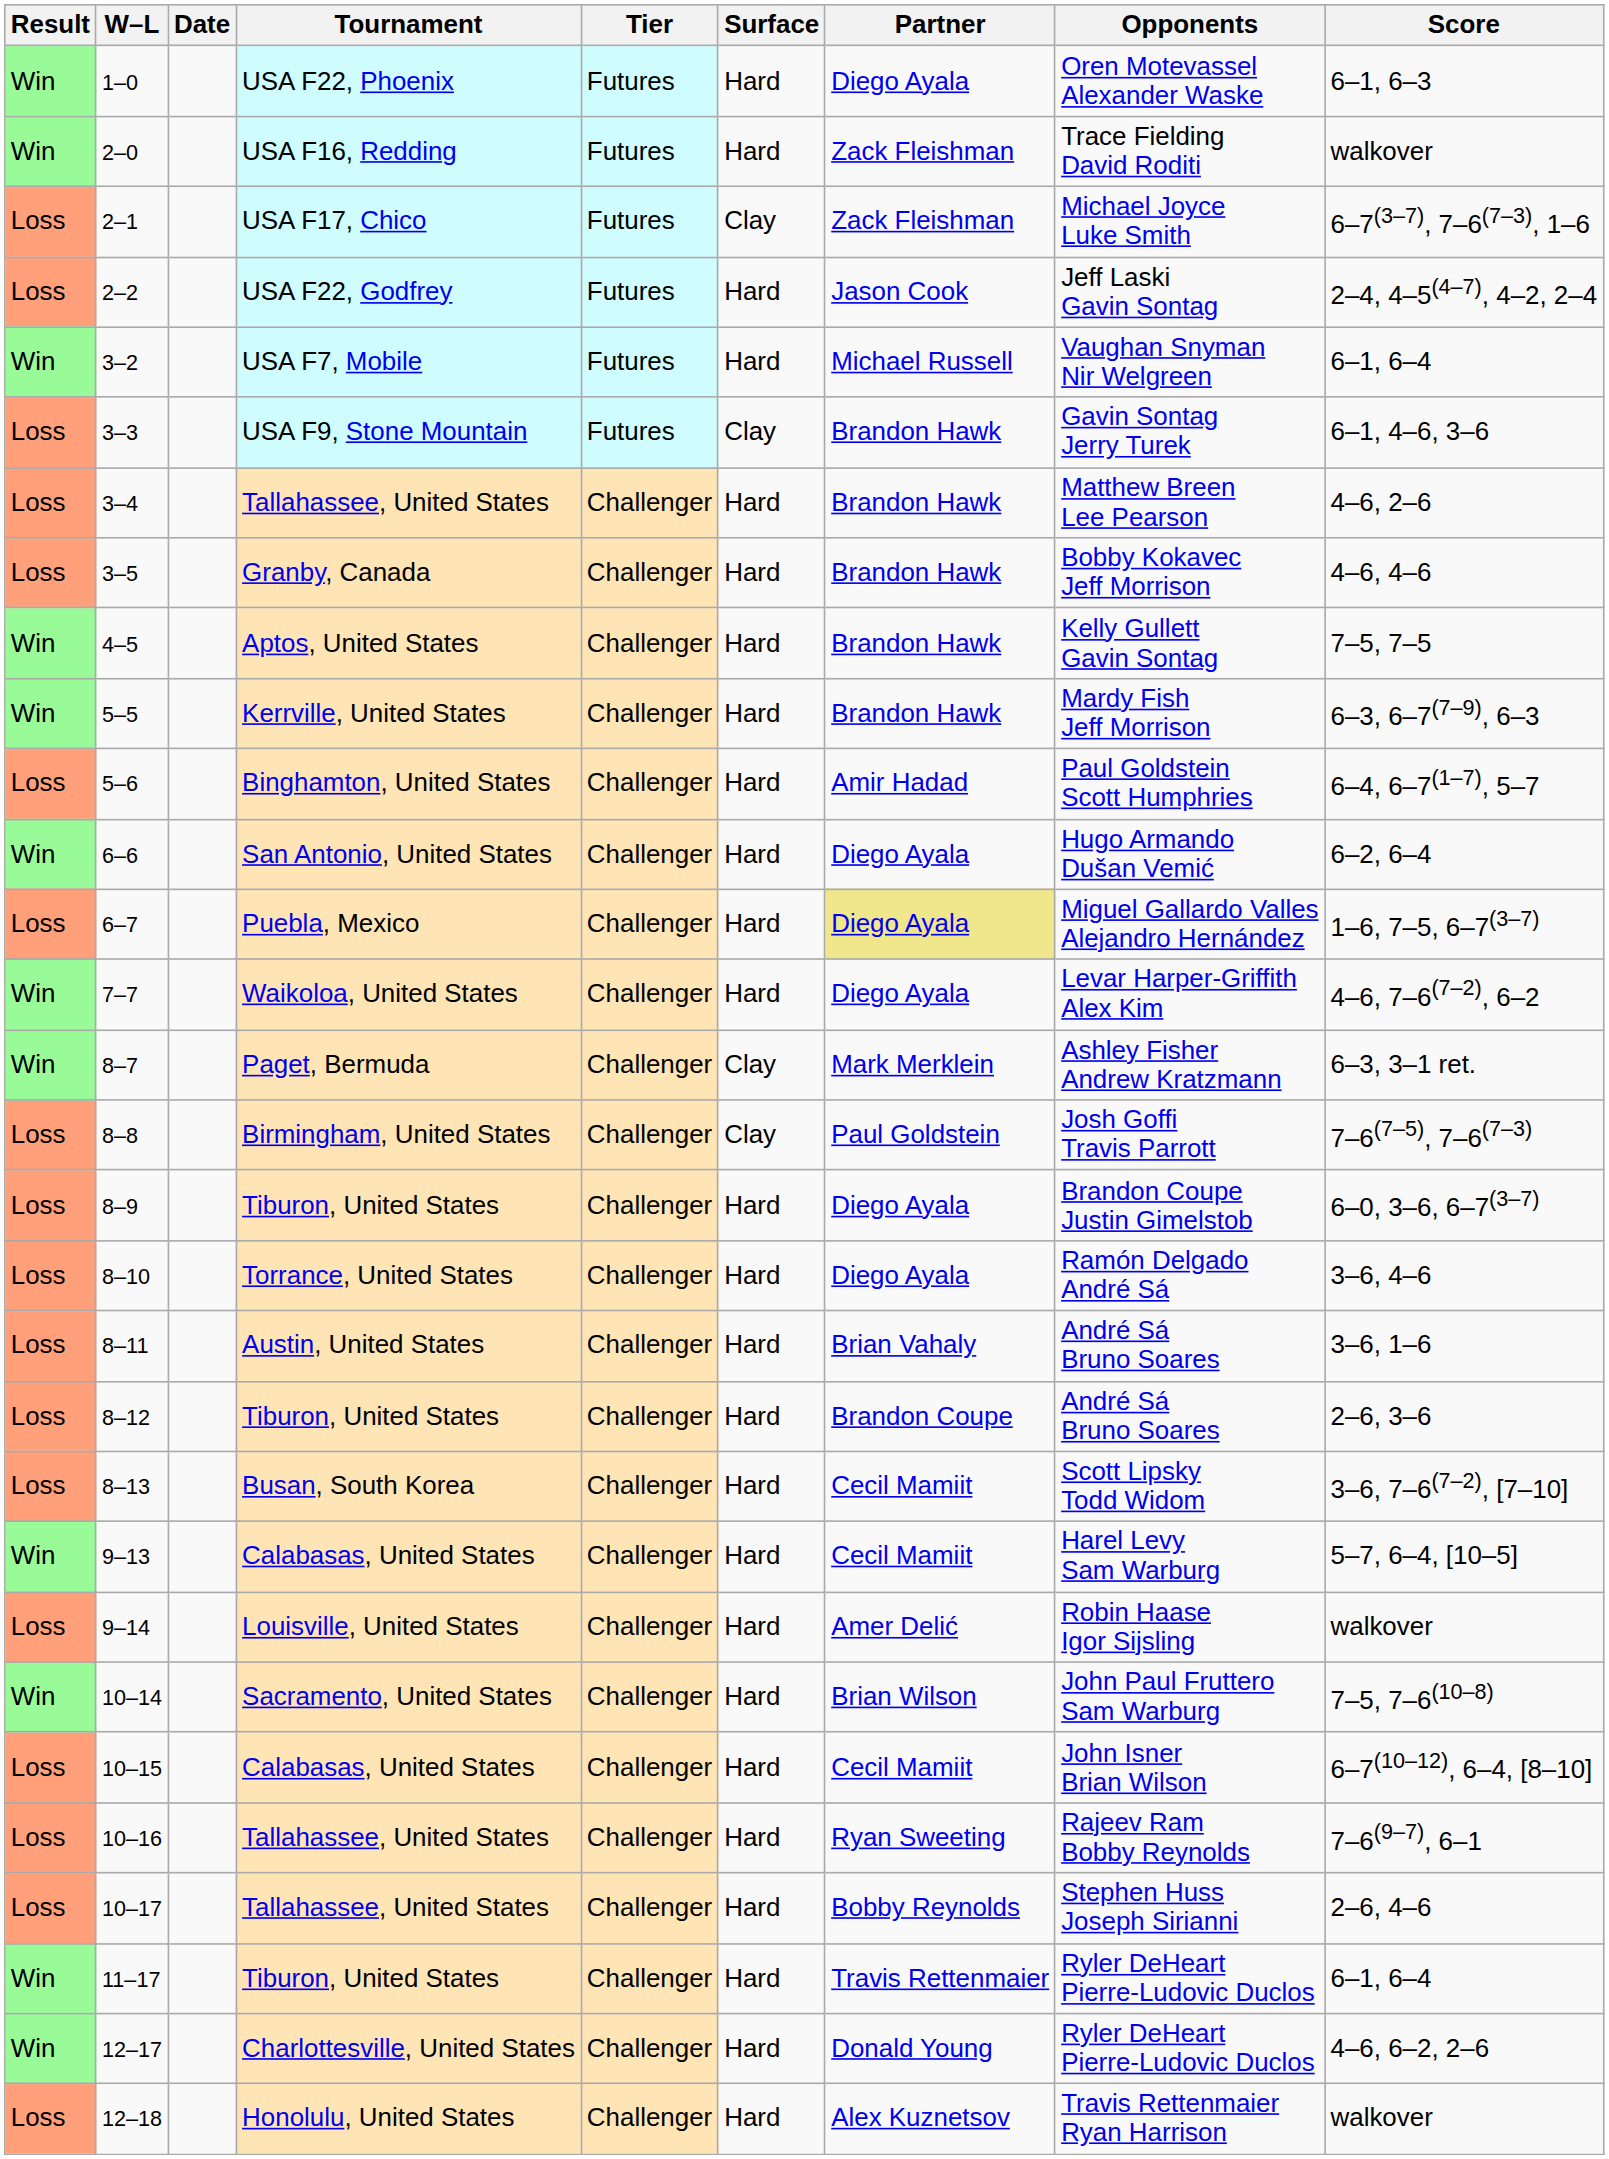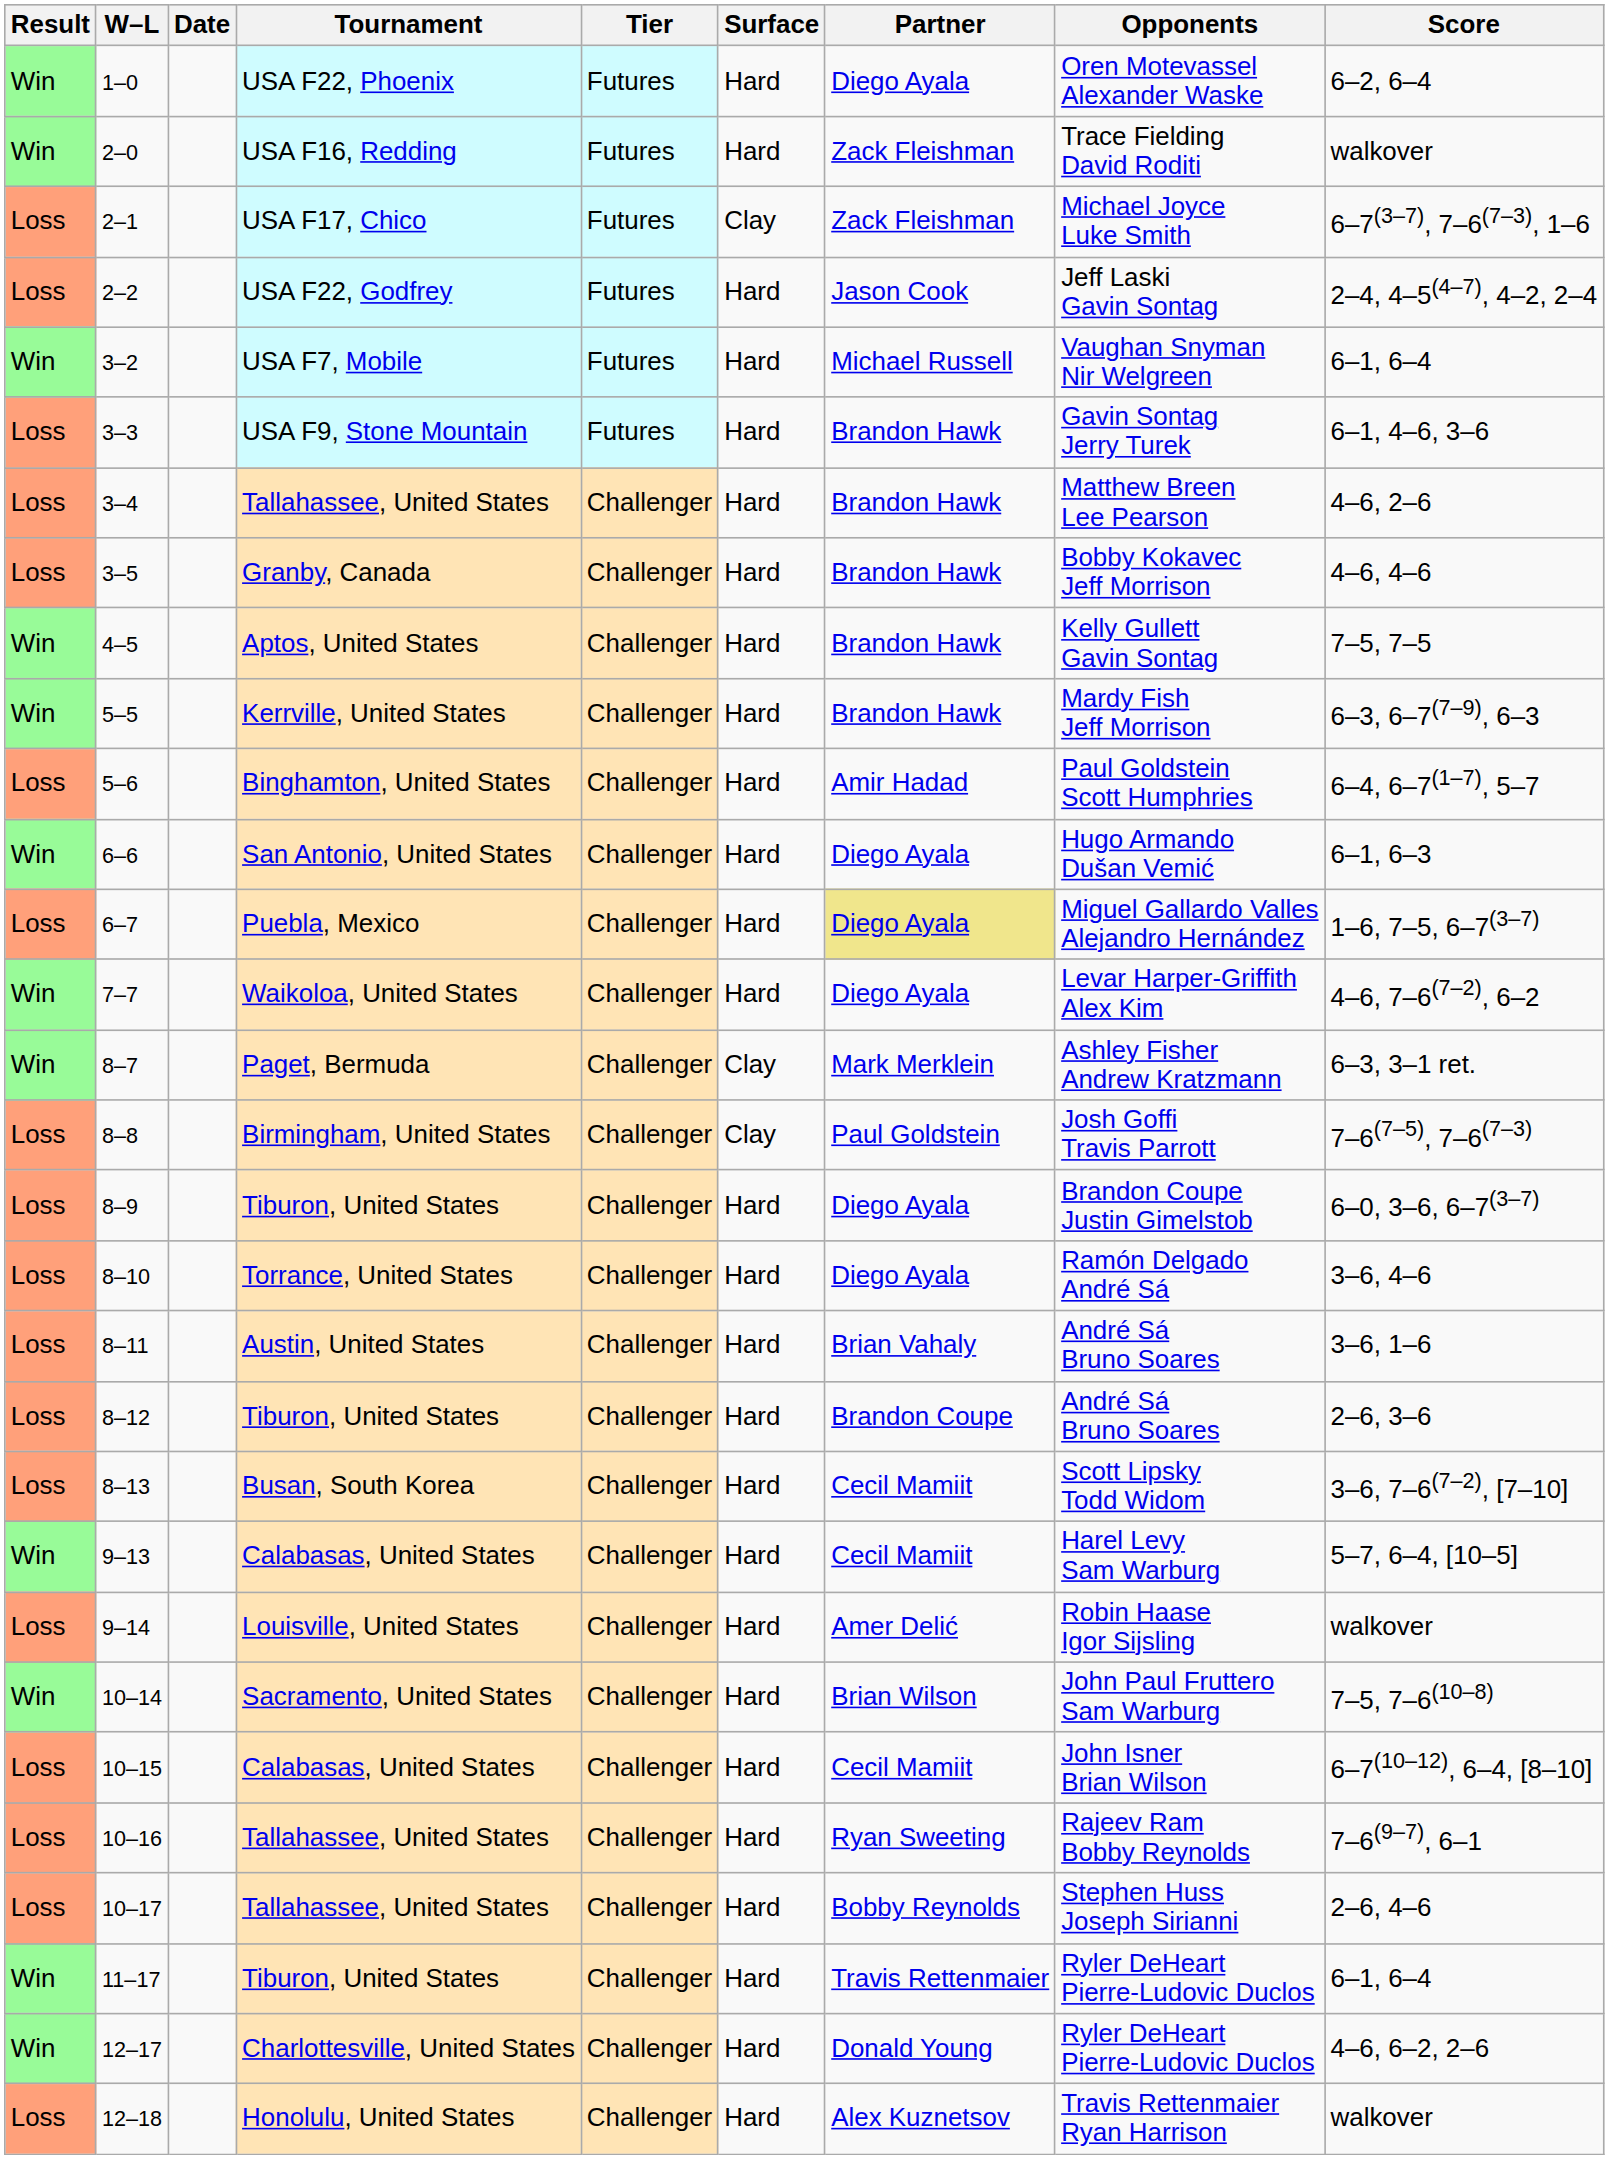(1381, 80) 6–1, 6–3 -> (1381, 80) 6–2, 6–4
(750, 432) Clay -> (752, 432) Hard
(1381, 853) 6–2, 6–4 -> (1381, 853) 6–1, 6–3
